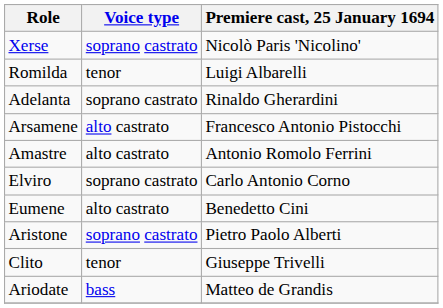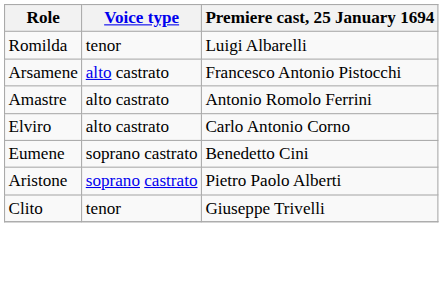- row: (28, 45)
- row: (39, 99)
(142, 180) soprano castrato -> (127, 126) alto castrato
(127, 208) alto castrato -> (142, 153) soprano castrato
- row: (38, 289)
